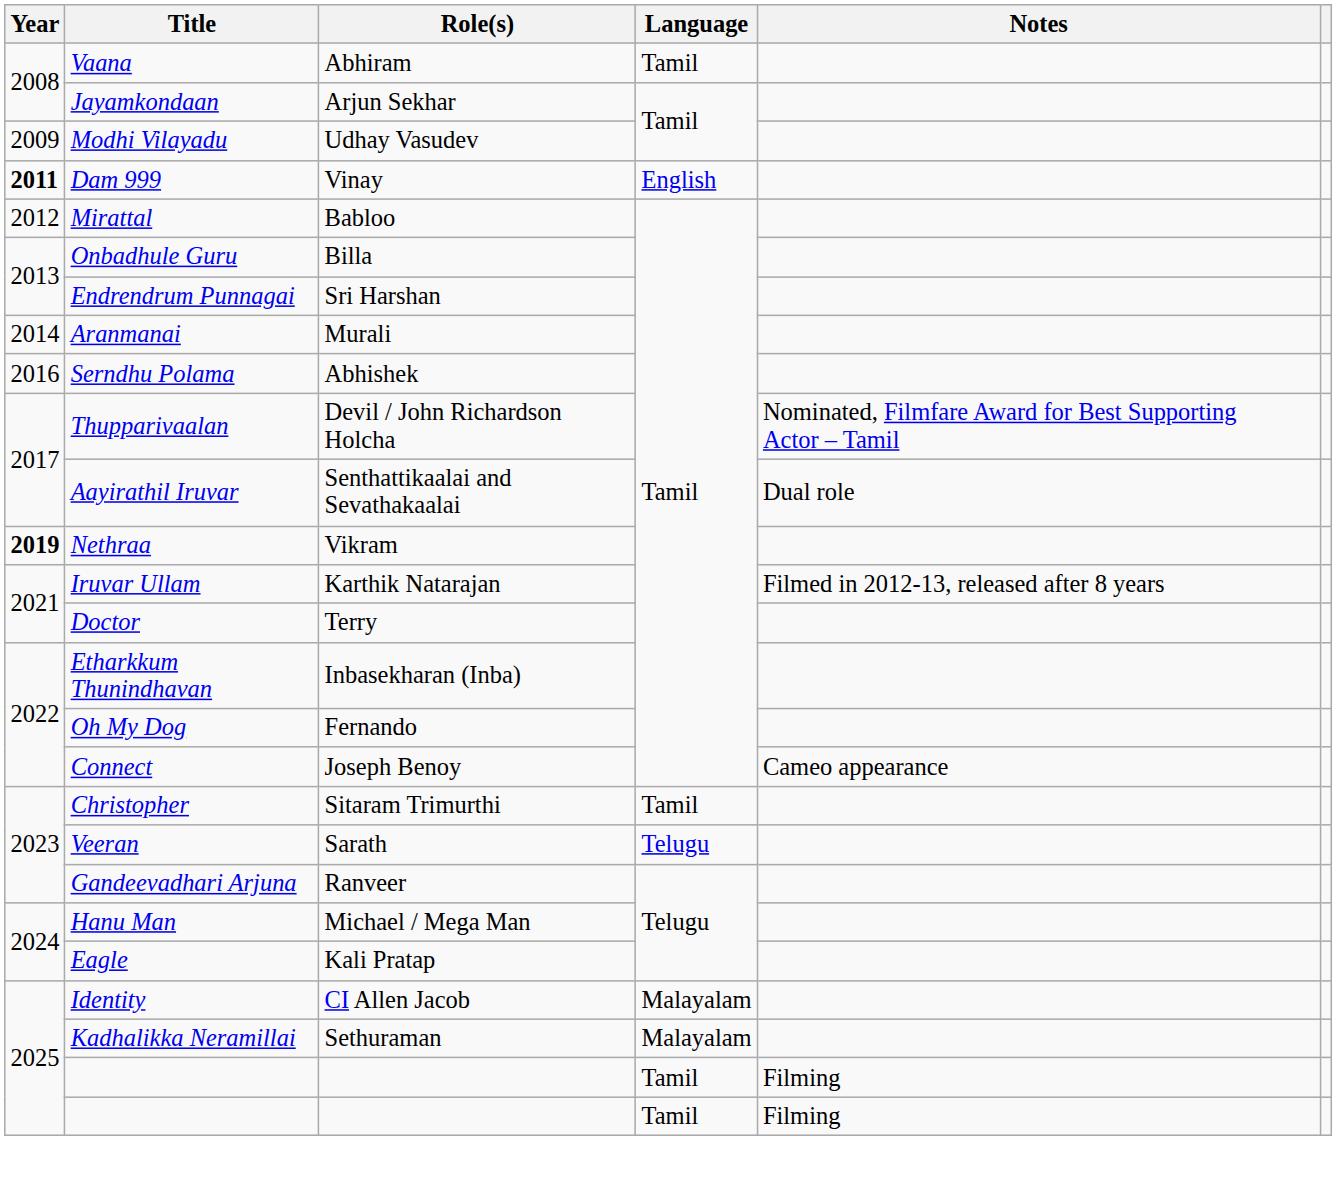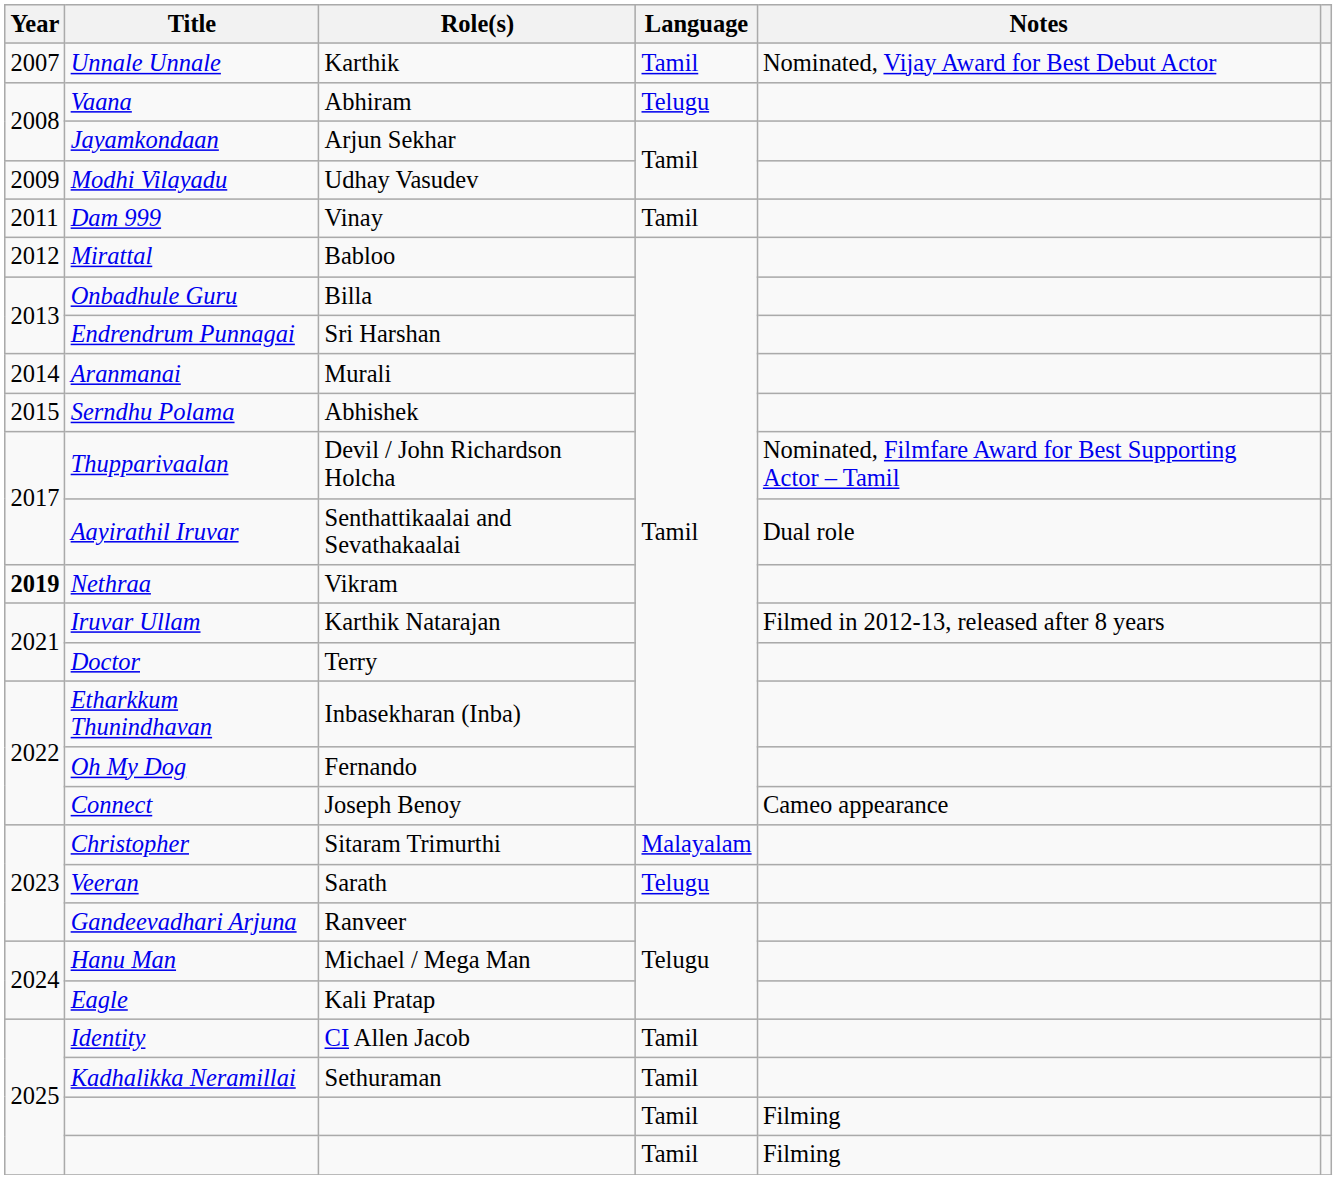+ row: (146, 62)
(670, 62) Tamil -> (675, 101) Telugu
(34, 179) bold -> (34, 218) normal
(679, 179) English -> (670, 218) Tamil
(35, 373) 2016 -> (35, 412) 2015
(670, 805) Tamil -> (697, 844) Malayalam
(697, 999) Malayalam -> (670, 1038) Tamil
(697, 1038) Malayalam -> (670, 1077) Tamil
